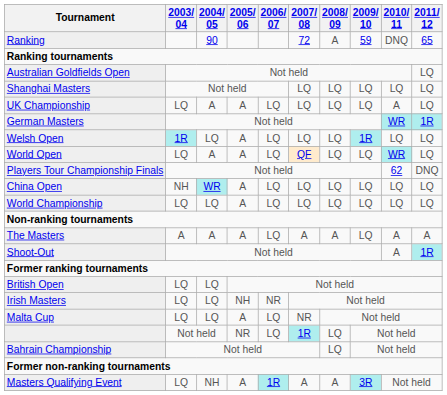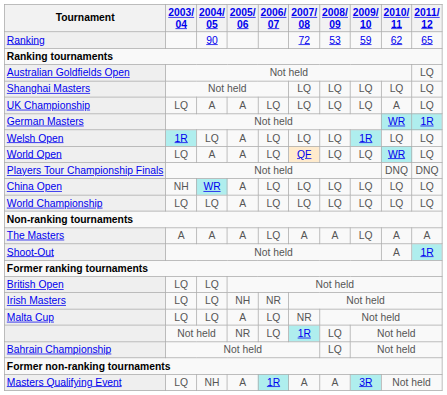(335, 40) A -> (335, 40) 53
(397, 40) DNQ -> (397, 40) 62
(397, 170) 62 -> (397, 170) DNQ
